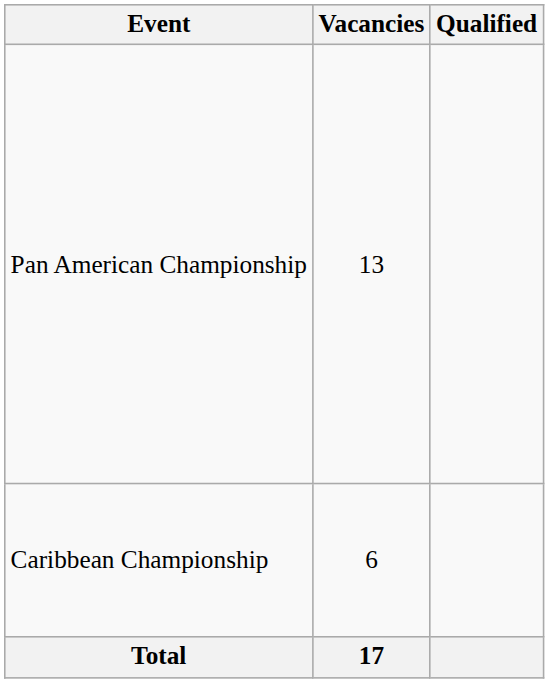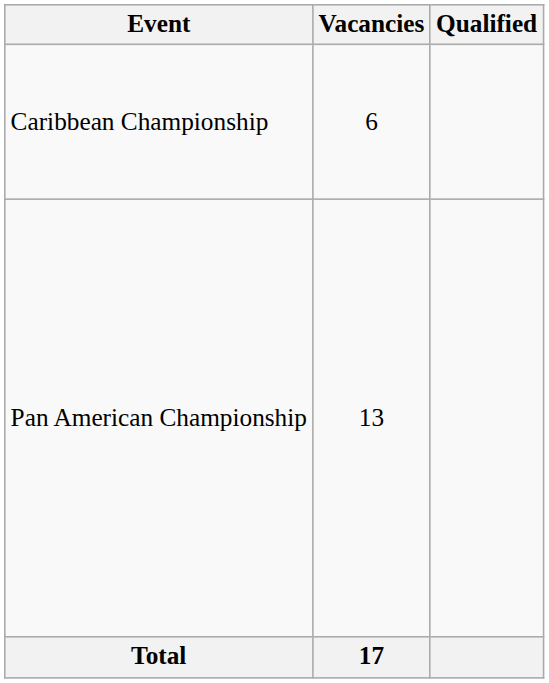rows swapped: (159, 263) <-> (139, 559)
